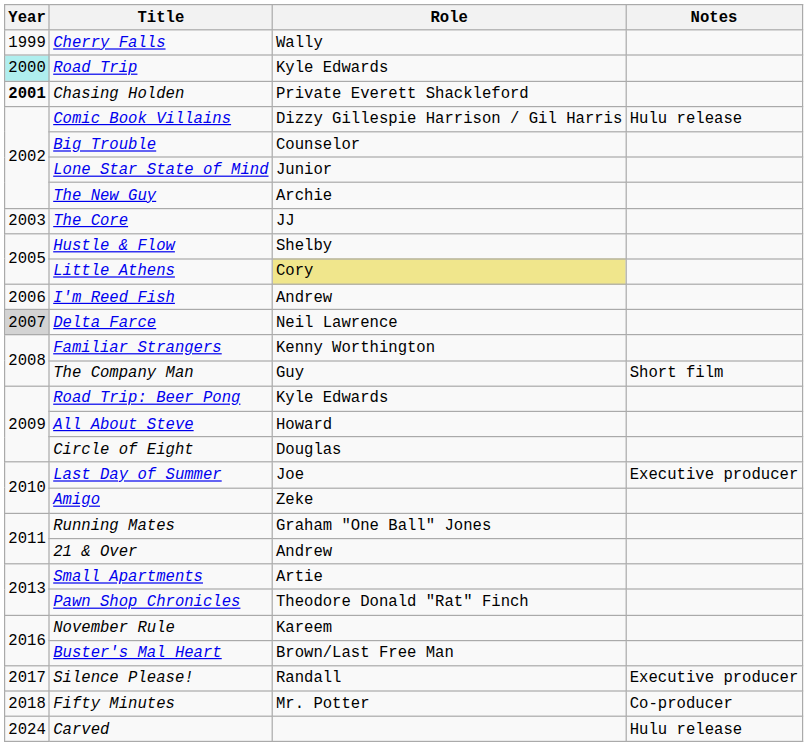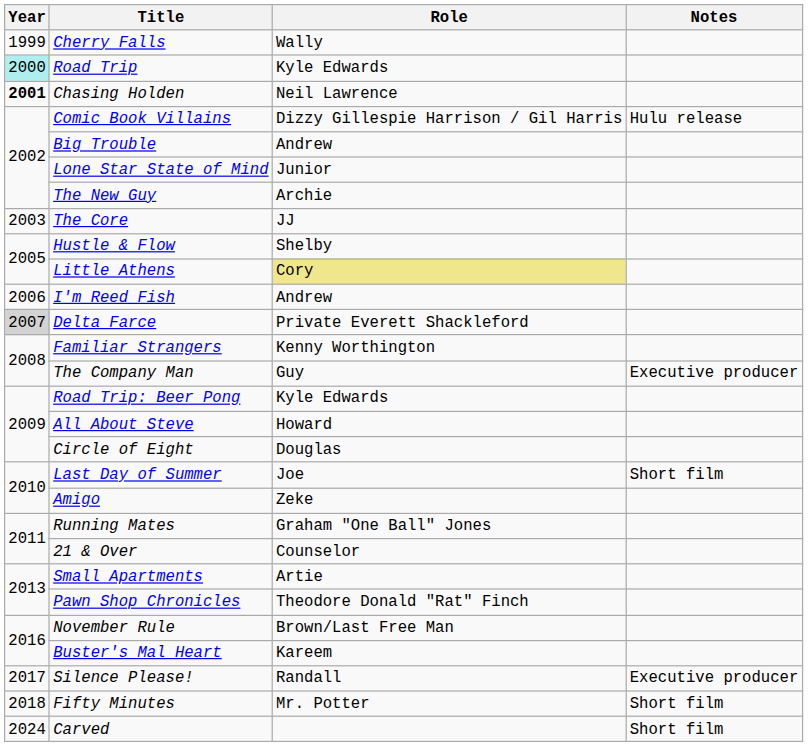(402, 94) Private Everett Shackleford -> (337, 94) Neil Lawrence
(318, 144) Counselor -> (304, 144) Andrew
(337, 322) Neil Lawrence -> (402, 322) Private Everett Shackleford
(677, 373) Short film -> (714, 373) Executive producer
(714, 475) Executive producer -> (677, 475) Short film
(304, 551) Andrew -> (318, 551) Counselor
(304, 628) Kareem -> (365, 628) Brown/Last Free Man
(365, 653) Brown/Last Free Man -> (304, 653) Kareem
(681, 704) Co-producer -> (677, 704) Short film
(686, 729) Hulu release -> (677, 729) Short film
